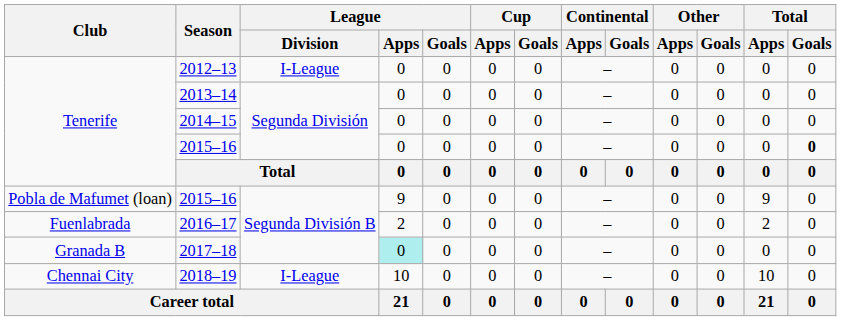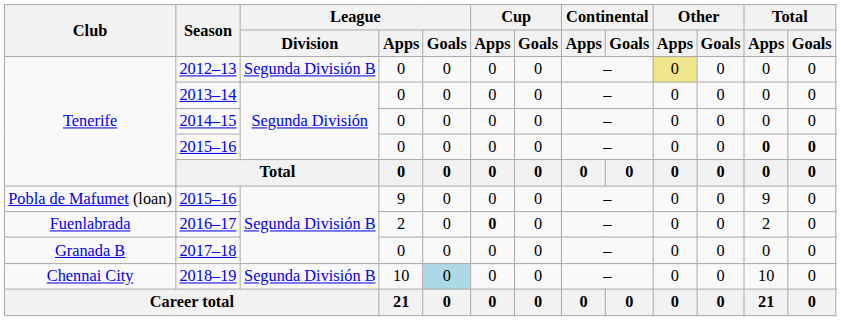(310, 69) I-League -> (310, 69) Segunda División B
(675, 69) no background -> (675, 69) khaki background
(766, 146) normal -> (766, 146) bold
(492, 224) normal -> (492, 224) bold
(401, 250) paleturquoise background -> (401, 250) no background
(310, 276) I-League -> (310, 276) Segunda División B
(447, 276) no background -> (447, 276) lightblue background
